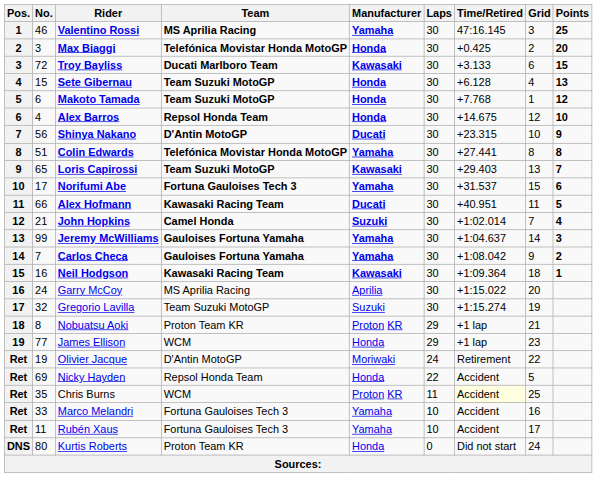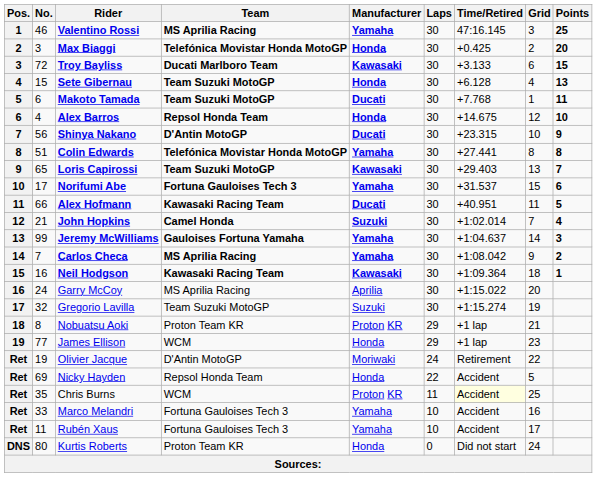(369, 100) Honda -> (369, 100) Ducati
(562, 100) 12 -> (561, 100) 11
(234, 256) Gauloises Fortuna Yamaha -> (210, 256) MS Aprilia Racing
